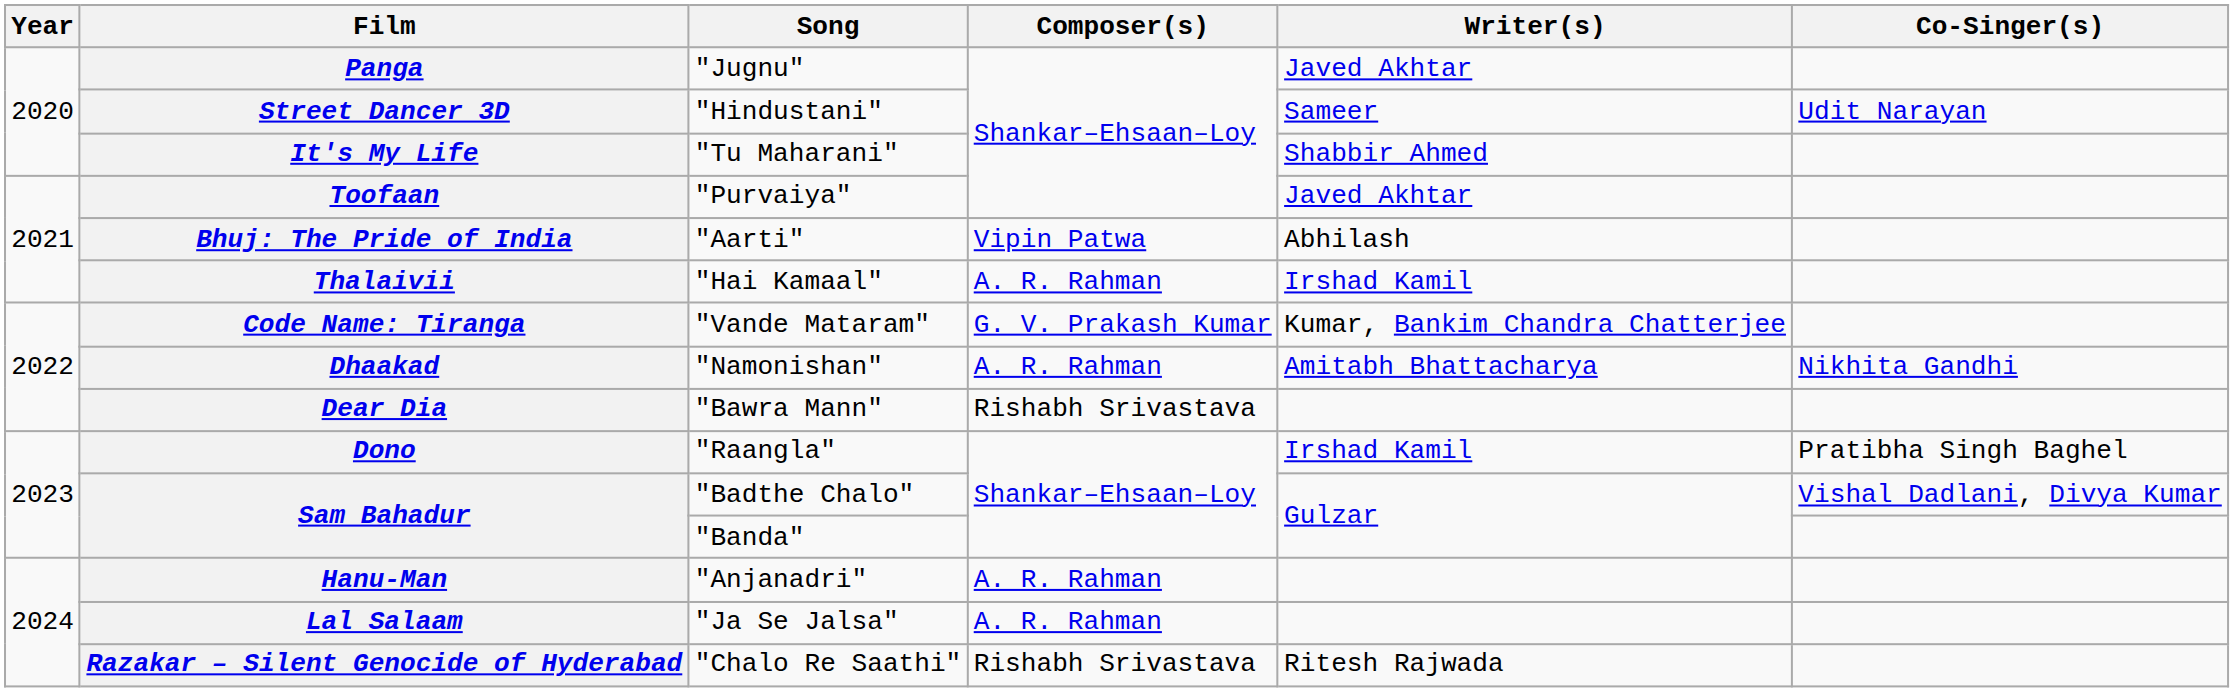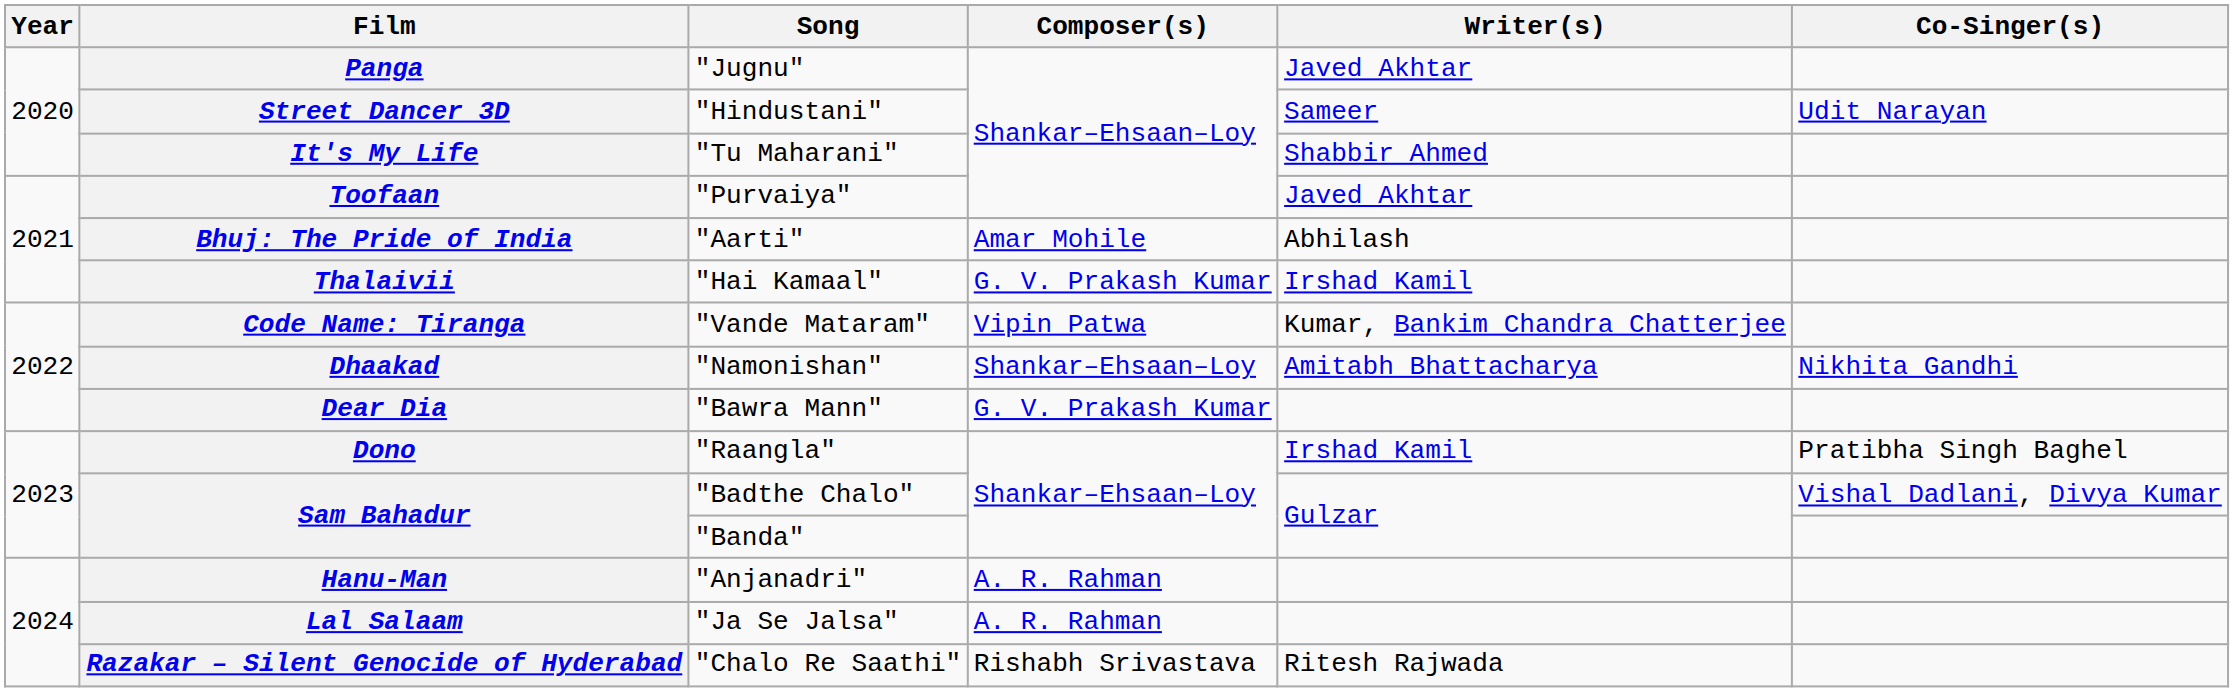(1060, 239) Vipin Patwa -> (1060, 239) Amar Mohile
(1068, 282) A. R. Rahman -> (1123, 282) G. V. Prakash Kumar
(1123, 324) G. V. Prakash Kumar -> (1060, 324) Vipin Patwa
(1068, 367) A. R. Rahman -> (1115, 367) Shankar–Ehsaan–Loy
(1115, 410) Rishabh Srivastava -> (1123, 410) G. V. Prakash Kumar
